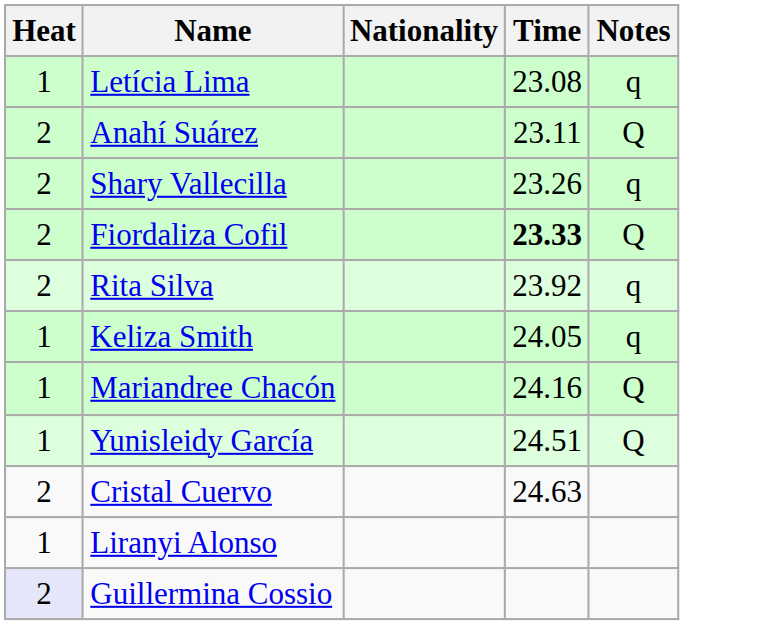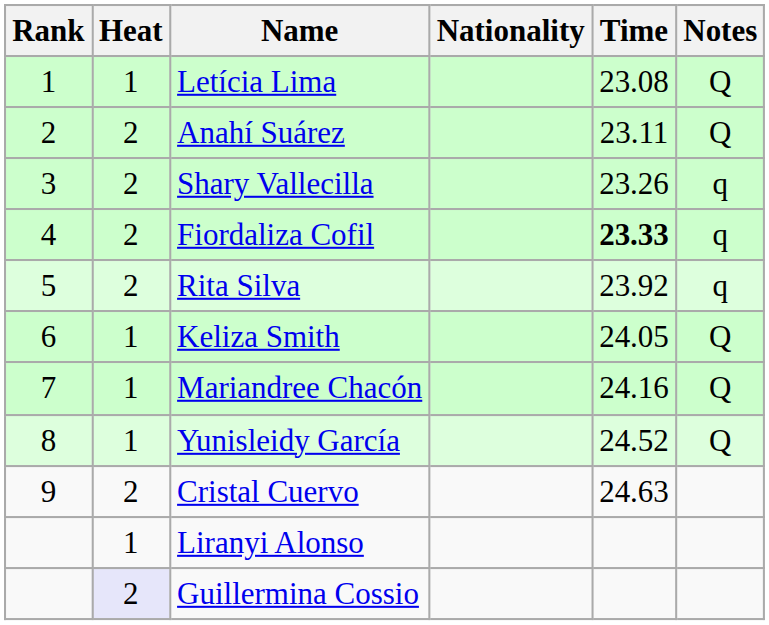+ column: (48, 30)
(633, 81) q -> (720, 81) Q
(633, 234) Q -> (720, 234) q
(633, 337) q -> (720, 337) Q
(547, 439) 24.51 -> (634, 439) 24.52
